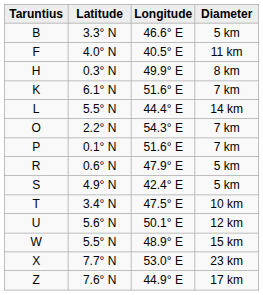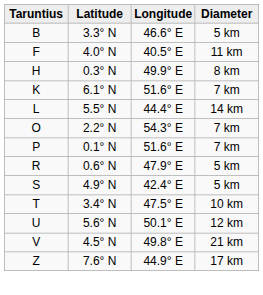+ row: (36, 242)
- row: (36, 242)
- row: (36, 261)
